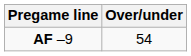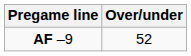(144, 39) 54 -> (144, 39) 52
